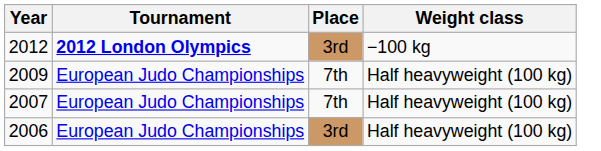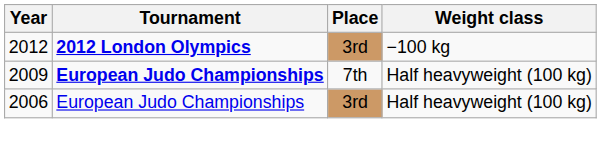(180, 74) normal -> (190, 74) bold
- row: (28, 103)
